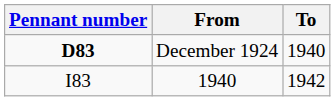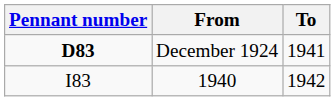(306, 50) 1940 -> (306, 50) 1941
